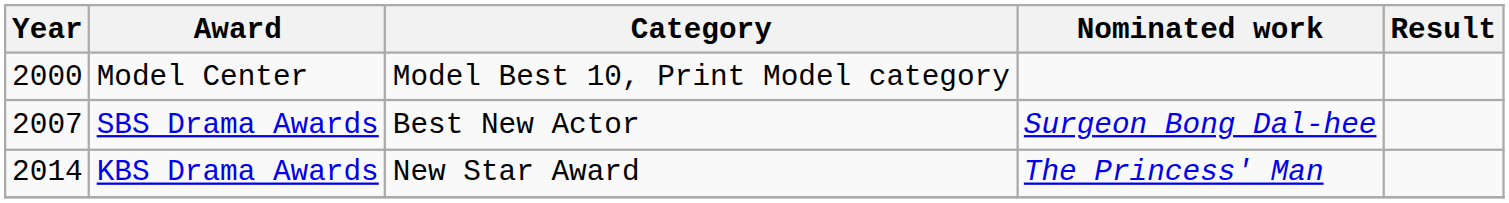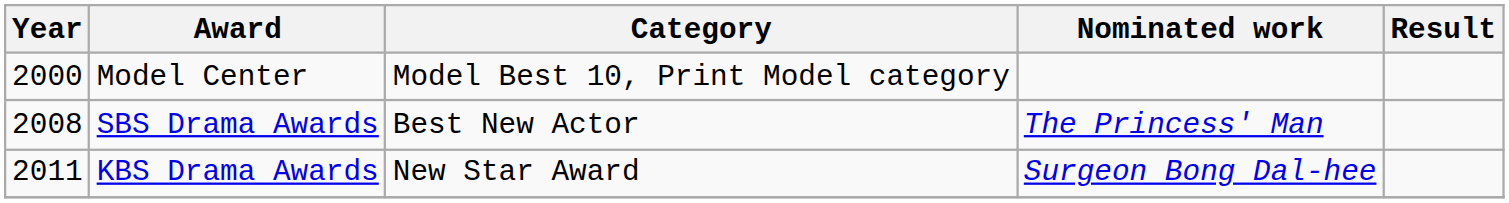(47, 125) 2007 -> (47, 125) 2008
(1200, 125) Surgeon Bong Dal-hee -> (1174, 125) The Princess' Man
(47, 173) 2014 -> (47, 173) 2011
(1174, 173) The Princess' Man -> (1200, 173) Surgeon Bong Dal-hee
